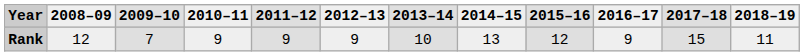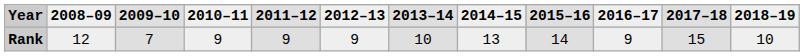(560, 39) 12 -> (560, 39) 14
(765, 39) 11 -> (765, 39) 10
